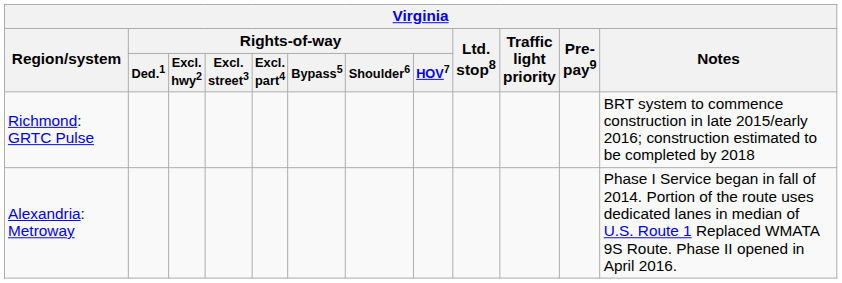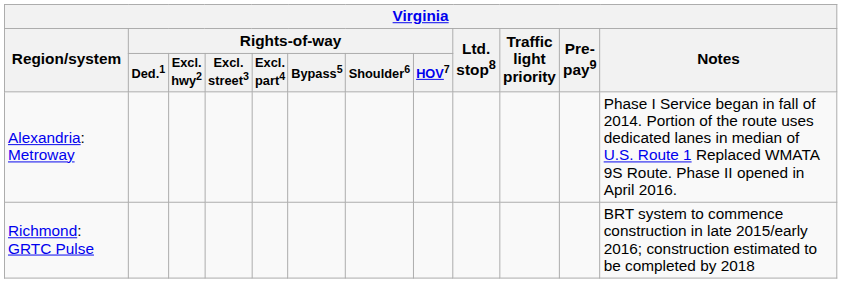rows swapped: (46, 222) <-> (51, 129)
